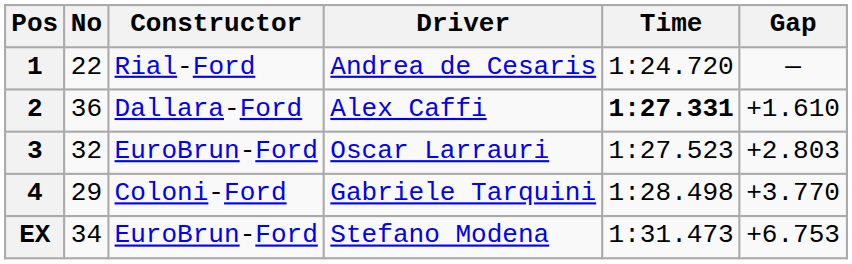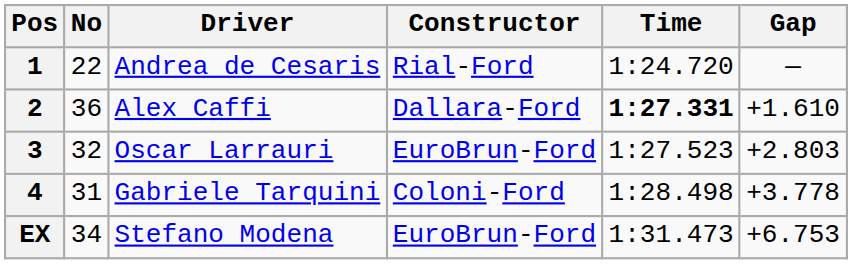columns swapped: (463, 26) <-> (216, 26)
(86, 195) 29 -> (86, 195) 31
(793, 195) +3.770 -> (793, 195) +3.778
